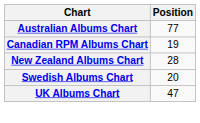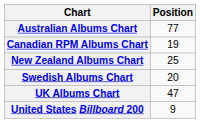(173, 61) 28 -> (173, 61) 25
+ row: (77, 110)
